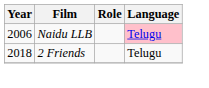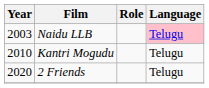(20, 33) 2006 -> (20, 33) 2003
+ row: (76, 53)
(20, 53) 2018 -> (20, 72) 2020
